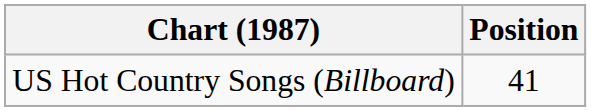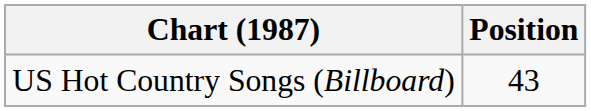(524, 79) 41 -> (524, 79) 43
